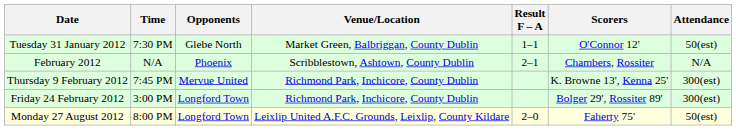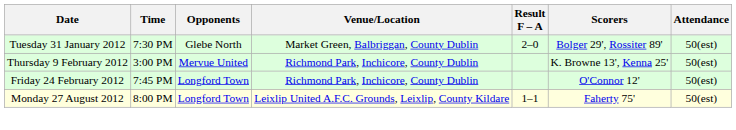(530, 44) 1–1 -> (530, 44) 2–0
(609, 44) O'Connor 12' -> (609, 44) Bolger 29', Rossiter 89'
- row: (67, 62)
(153, 80) 7:45 PM -> (153, 62) 3:00 PM
(701, 80) 300(est) -> (701, 62) 50(est)
(153, 98) 3:00 PM -> (153, 80) 7:45 PM
(609, 98) Bolger 29', Rossiter 89' -> (609, 80) O'Connor 12'
(701, 98) 300(est) -> (701, 80) 50(est)
(530, 116) 2–0 -> (530, 98) 1–1
